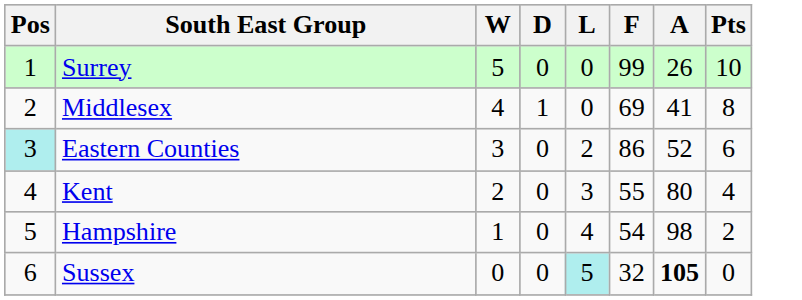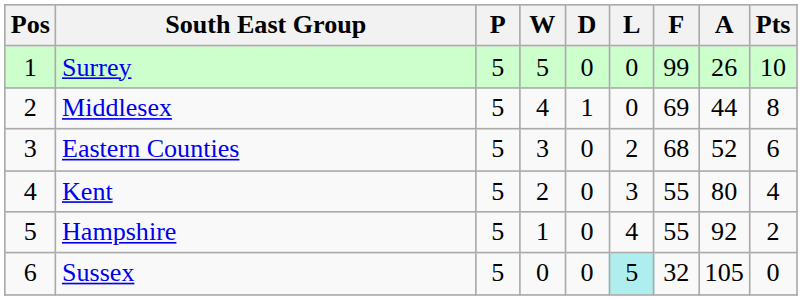+ column: (498, 25)
(680, 107) 41 -> (724, 107) 44
(30, 149) paleturquoise background -> (30, 149) no background
(632, 149) 86 -> (676, 149) 68
(632, 231) 54 -> (676, 231) 55
(680, 231) 98 -> (724, 231) 92
(680, 273) bold -> (724, 273) normal
